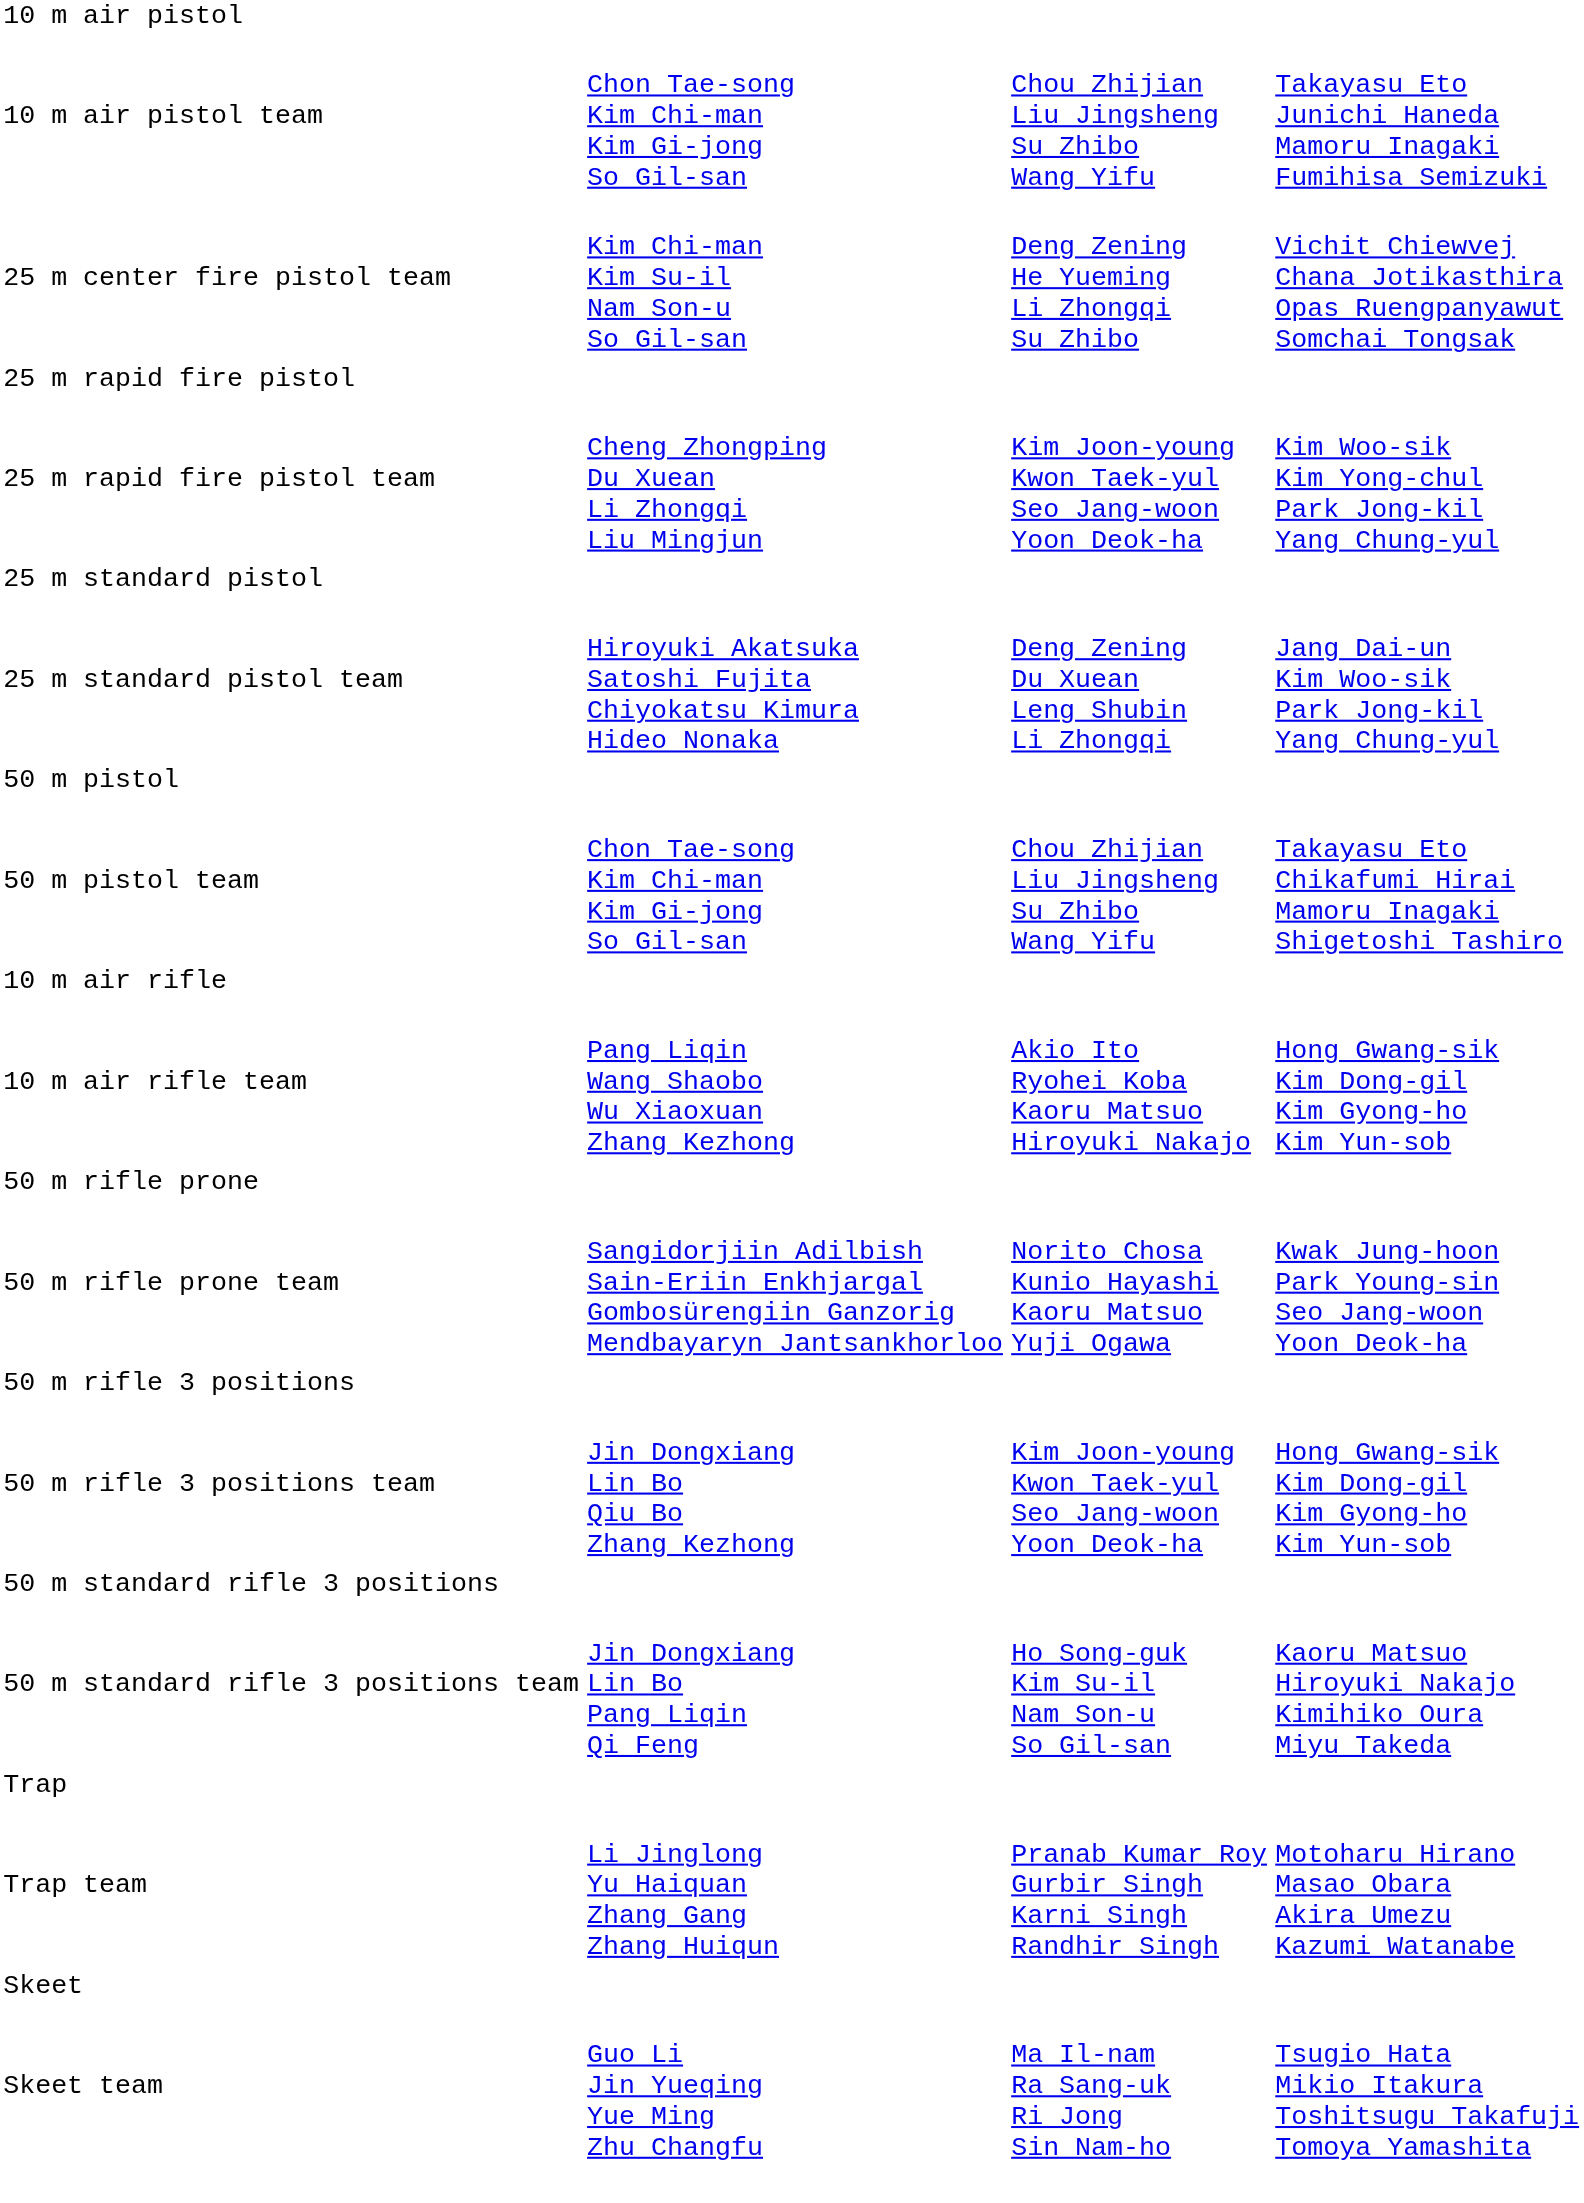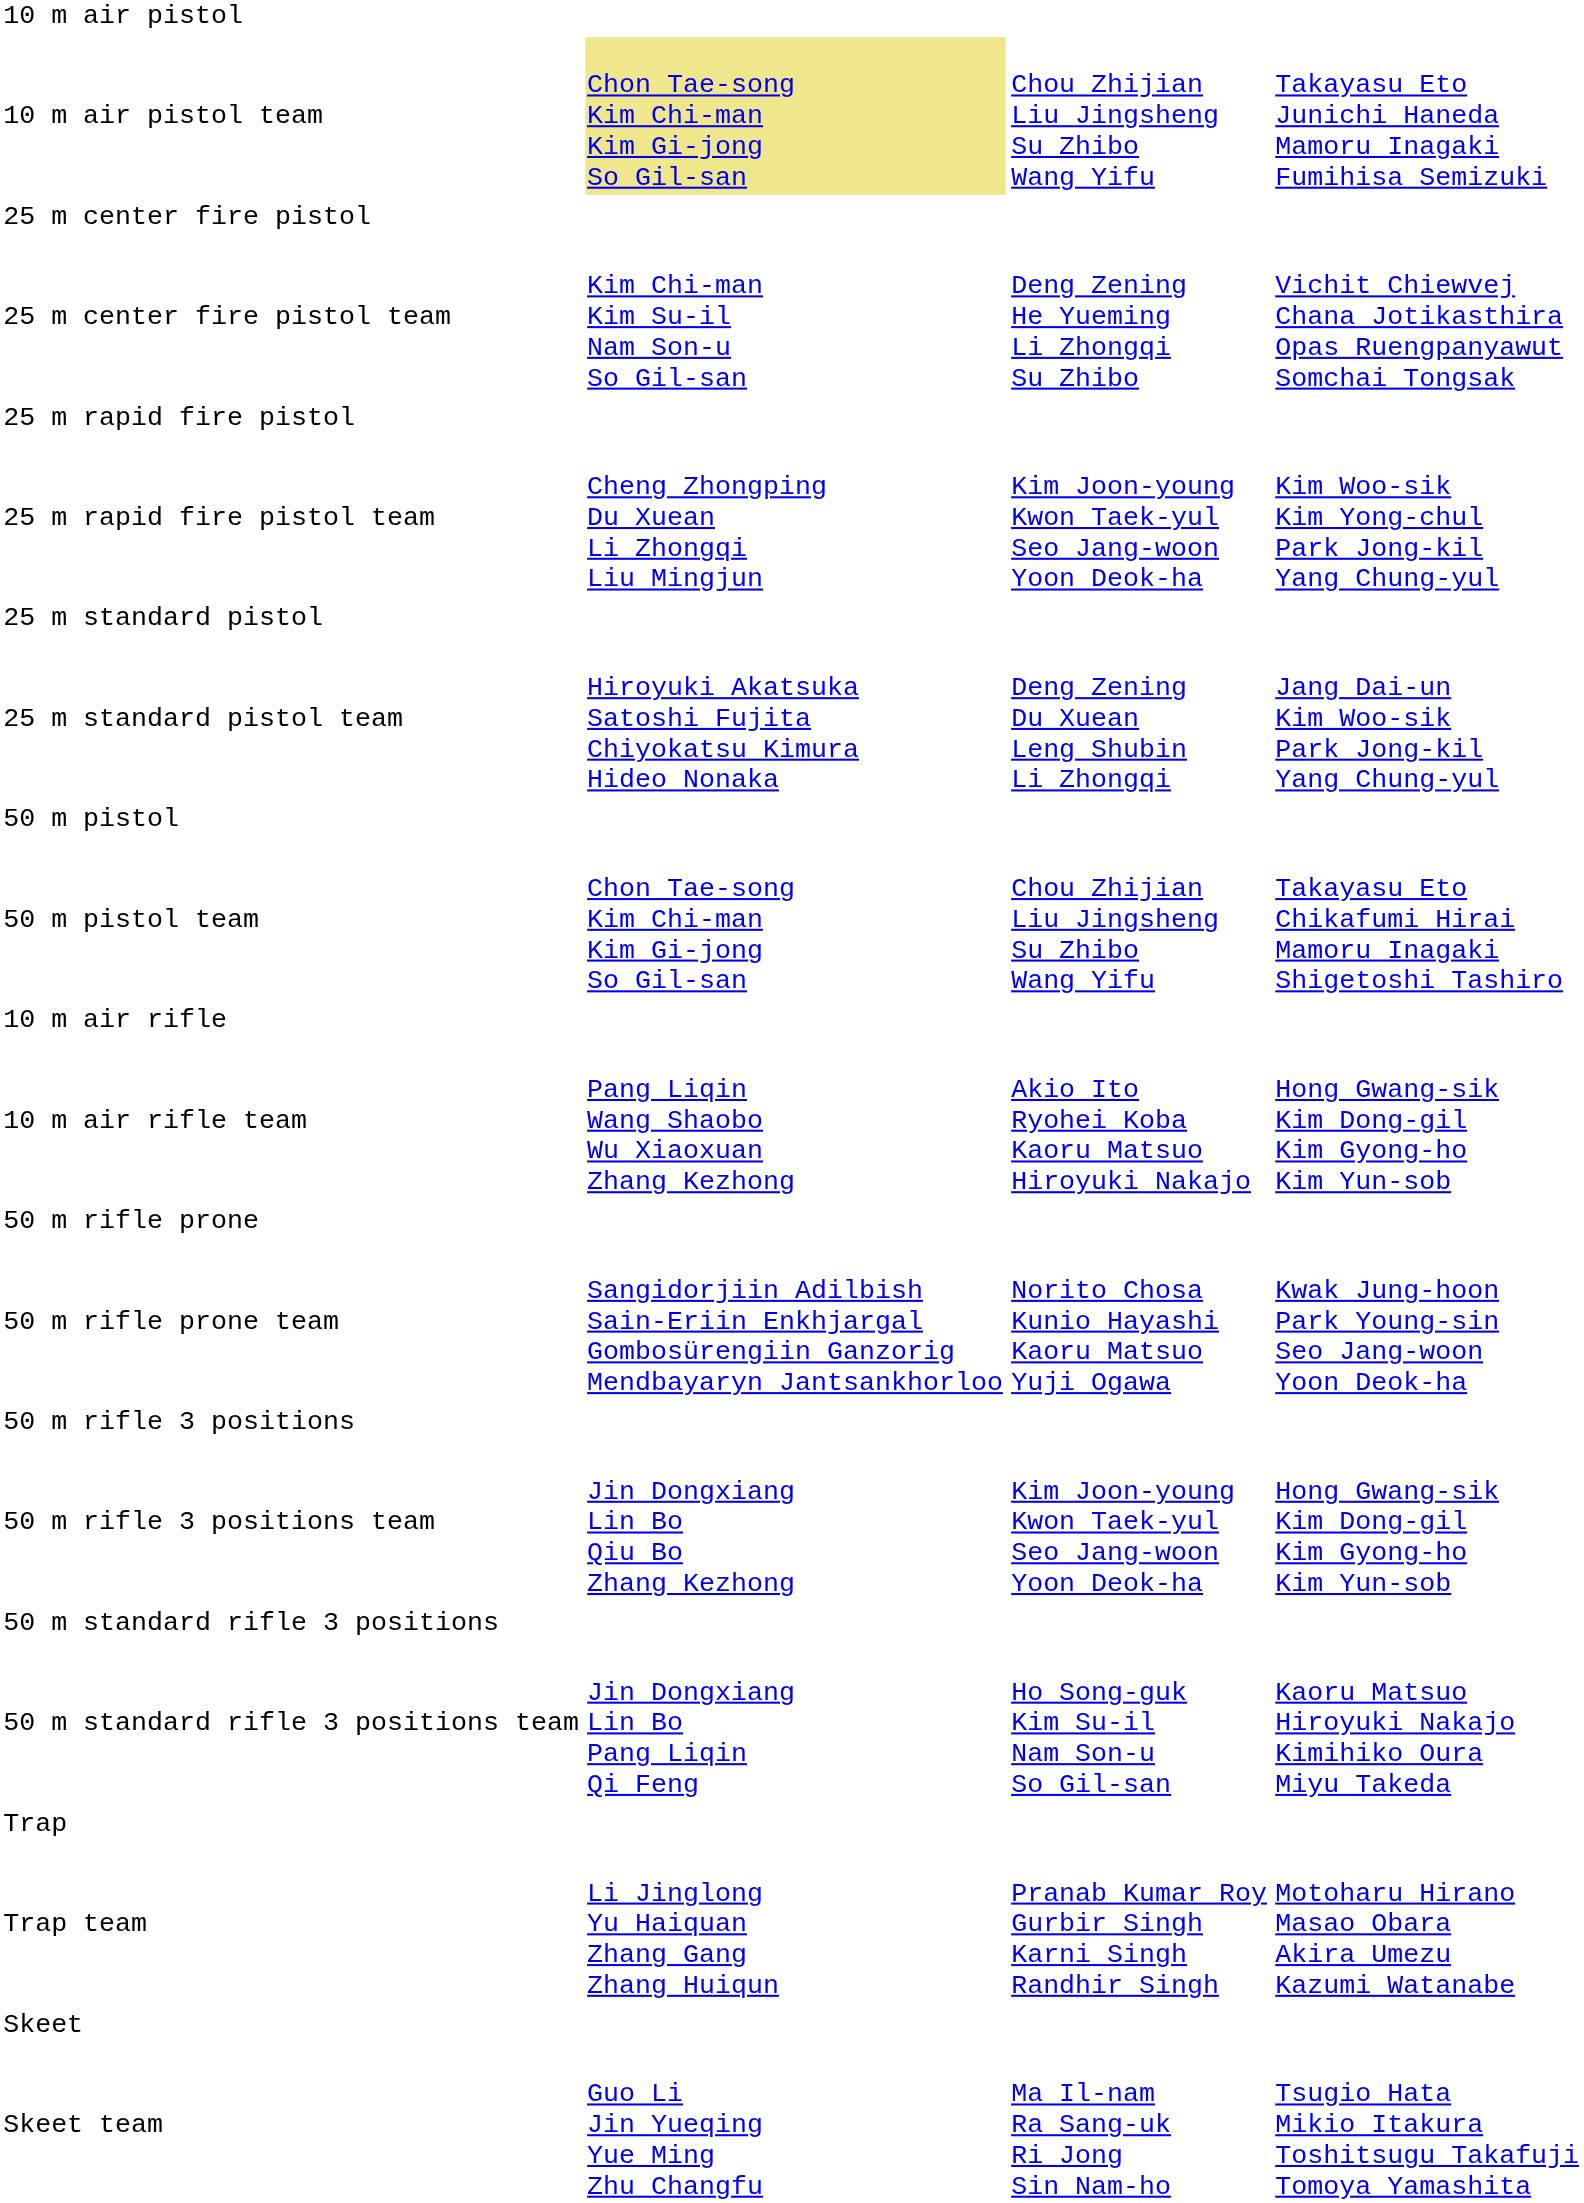(691, 131) no background -> (691, 131) khaki background
+ row: (187, 216)
